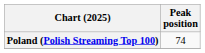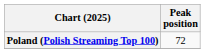(180, 40) 74 -> (180, 40) 72
